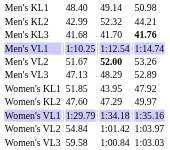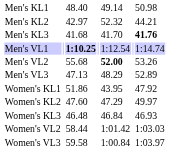(77, 21) 42.99 -> (77, 21) 42.97
(80, 48) normal -> (81, 48) bold
(77, 62) 51.67 -> (77, 62) 55.68
(77, 89) 51.85 -> (77, 89) 51.86
+ row: (33, 115)
- row: (33, 115)
(77, 129) 54.84 -> (77, 129) 58.44
(149, 129) 1:03.97 -> (150, 129) 1:03.03
(149, 142) 1:03.03 -> (150, 142) 1:03.97
